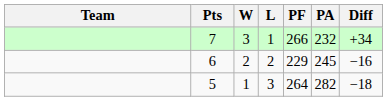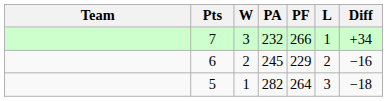columns swapped: (271, 15) <-> (325, 15)
